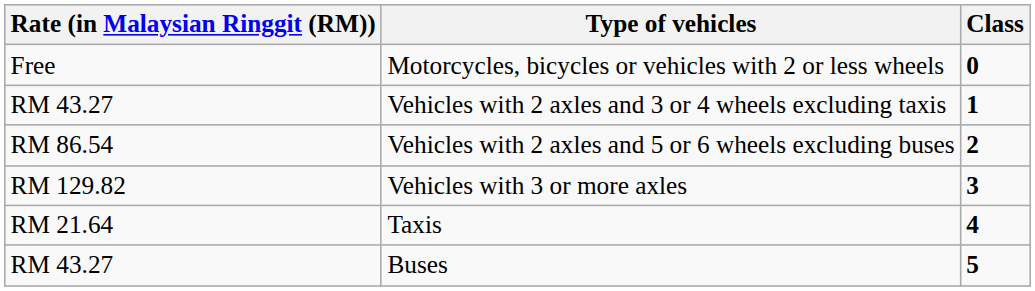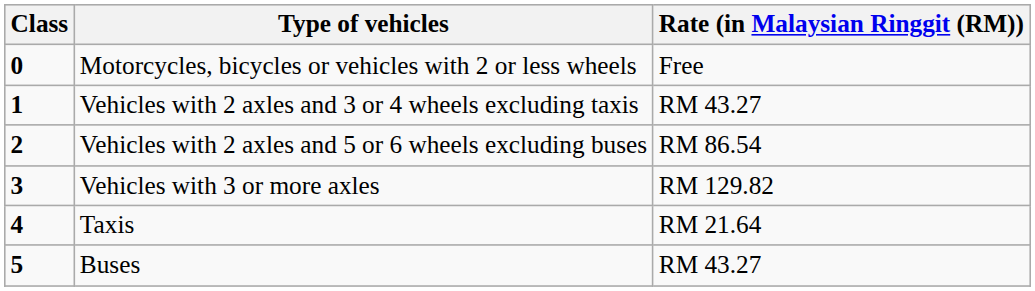columns swapped: (995, 24) <-> (193, 24)
